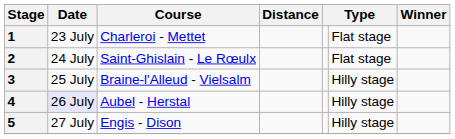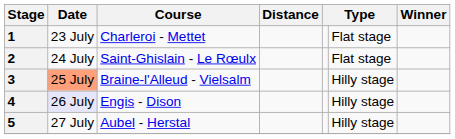(72, 79) no background -> (72, 79) lightsalmon background
(145, 101) Aubel - Herstal -> (141, 101) Engis - Dison
(141, 123) Engis - Dison -> (145, 123) Aubel - Herstal
